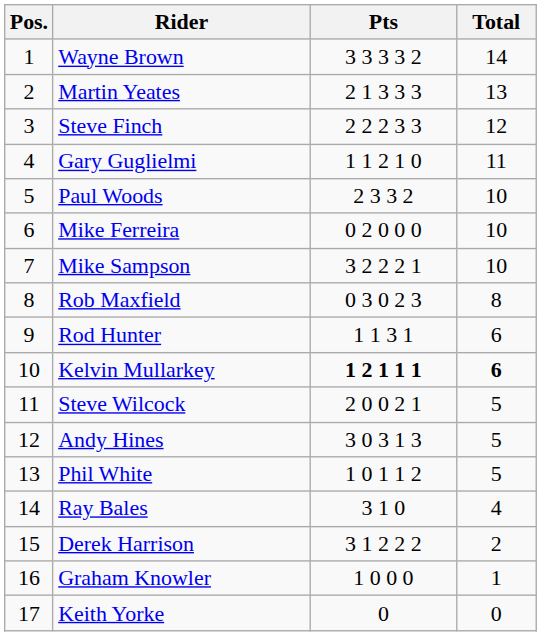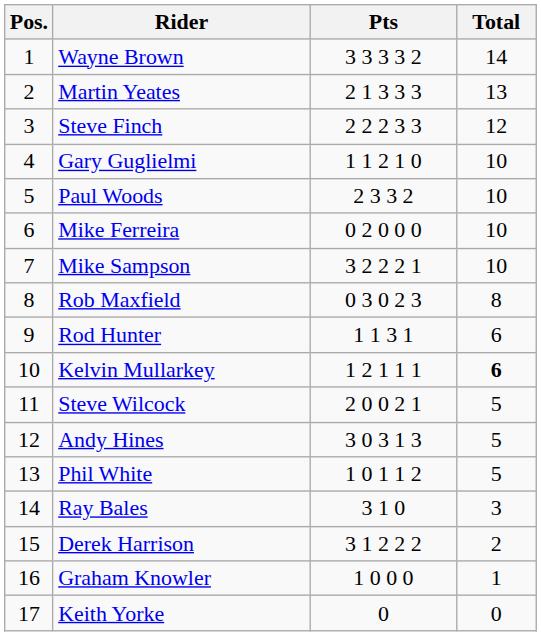(496, 160) 11 -> (496, 160) 10
(383, 369) bold -> (383, 369) normal
(496, 508) 4 -> (496, 508) 3
